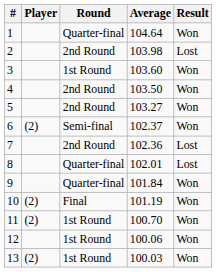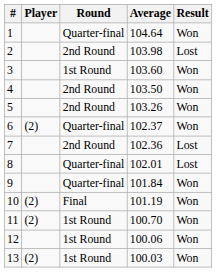(146, 107) 103.27 -> (146, 107) 103.26
(88, 126) Semi-final -> (94, 126) Quarter-final
